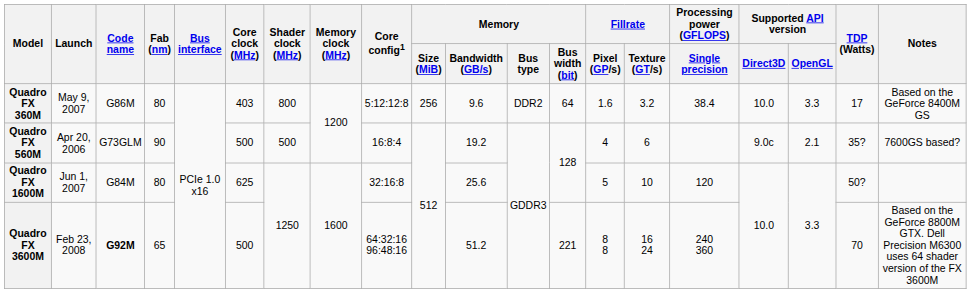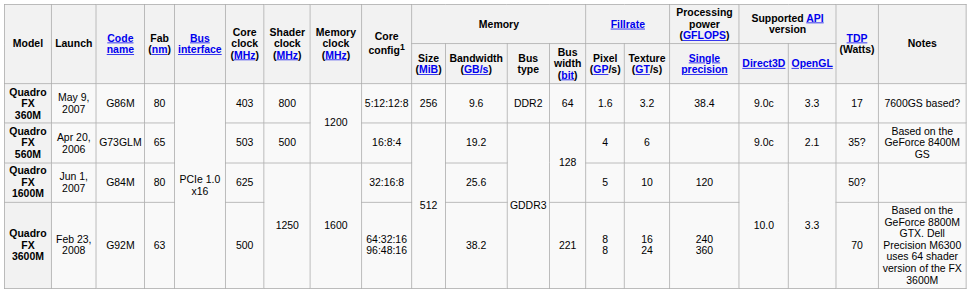(764, 103) 10.0 -> (764, 103) 9.0c
(922, 103) Based on the GeForce 8400M GS -> (922, 103) 7600GS based?
(160, 143) 90 -> (160, 143) 65
(245, 143) 500 -> (245, 143) 503
(922, 143) 7600GS based? -> (922, 143) Based on the GeForce 8400M GS
(120, 245) bold -> (120, 245) normal
(160, 245) 65 -> (160, 245) 63
(476, 245) 51.2 -> (476, 245) 38.2
